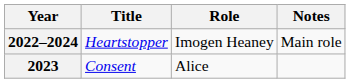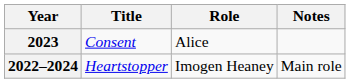rows swapped: (43, 41) <-> (43, 66)
